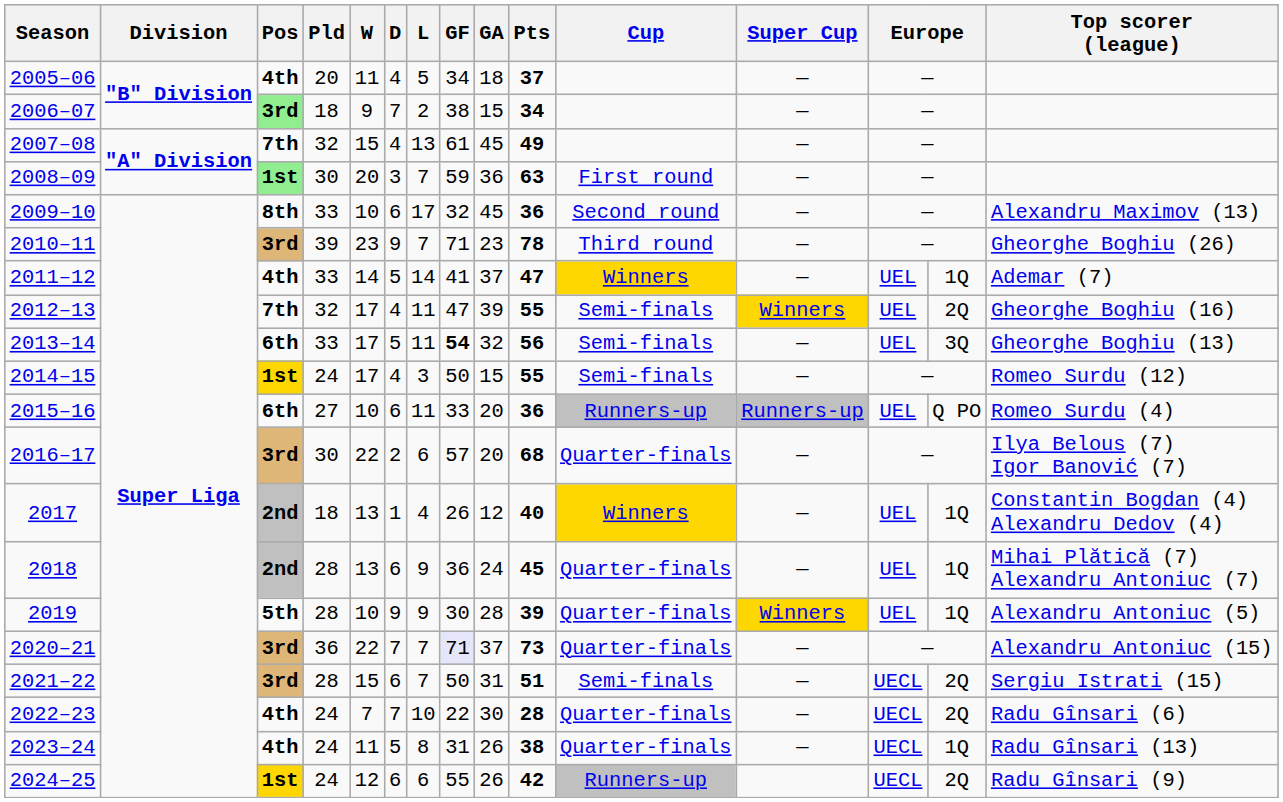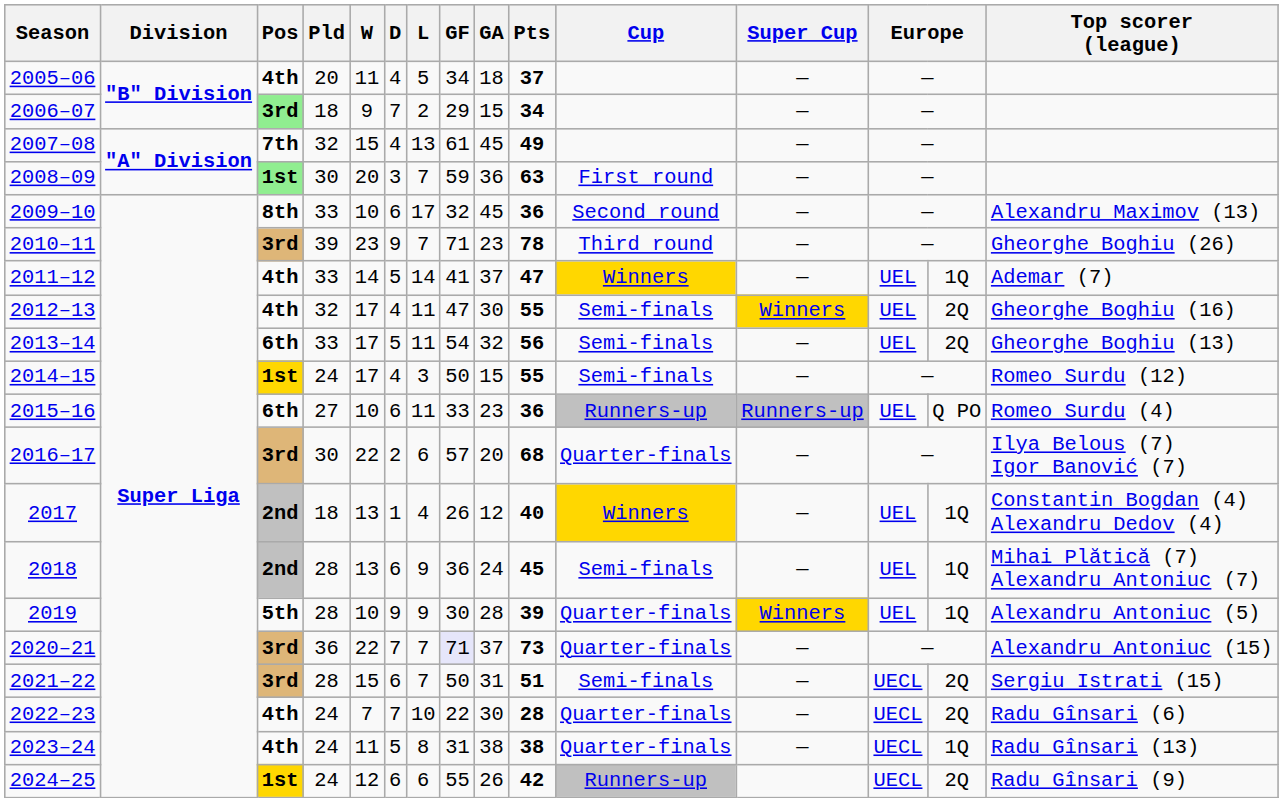(457, 111) 38 -> (457, 111) 29
(280, 311) 7th -> (280, 311) 4th
(492, 311) 39 -> (492, 311) 30
(457, 344) bold -> (457, 344) normal
(957, 344) 3Q -> (957, 344) 2Q
(492, 411) 20 -> (492, 411) 23
(646, 570) Quarter-finals -> (646, 570) Semi-finals
(492, 748) 26 -> (492, 748) 38
